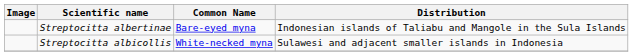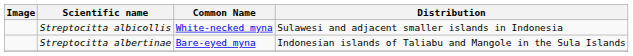rows swapped: (105, 28) <-> (105, 43)
